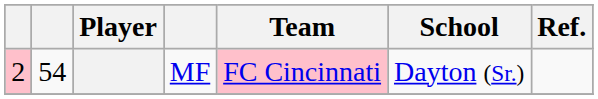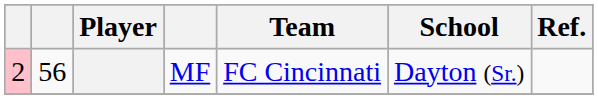(52, 71) 54 -> (52, 71) 56
(302, 71) pink background -> (302, 71) no background
